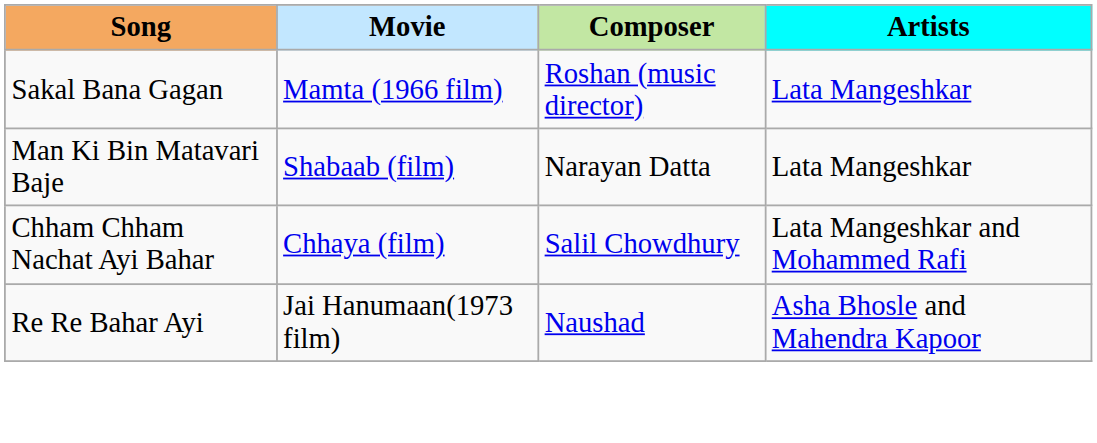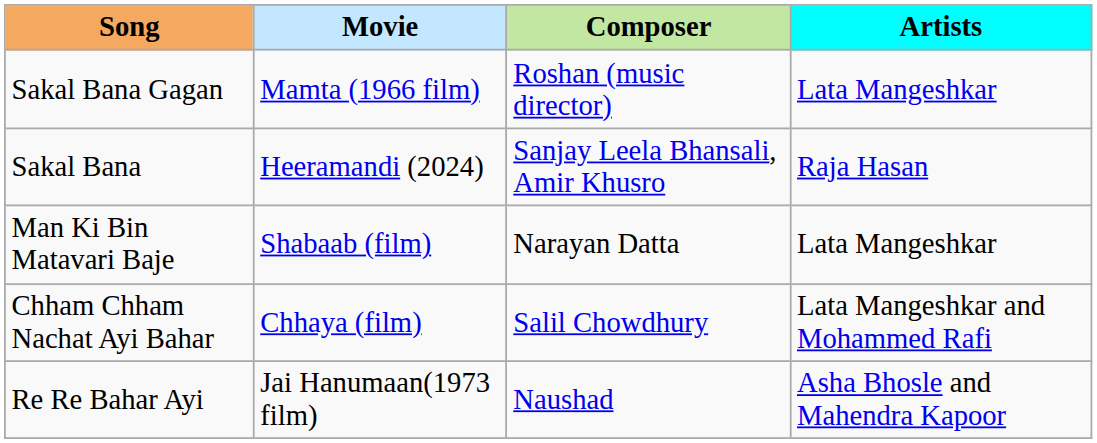+ row: (76, 166)
